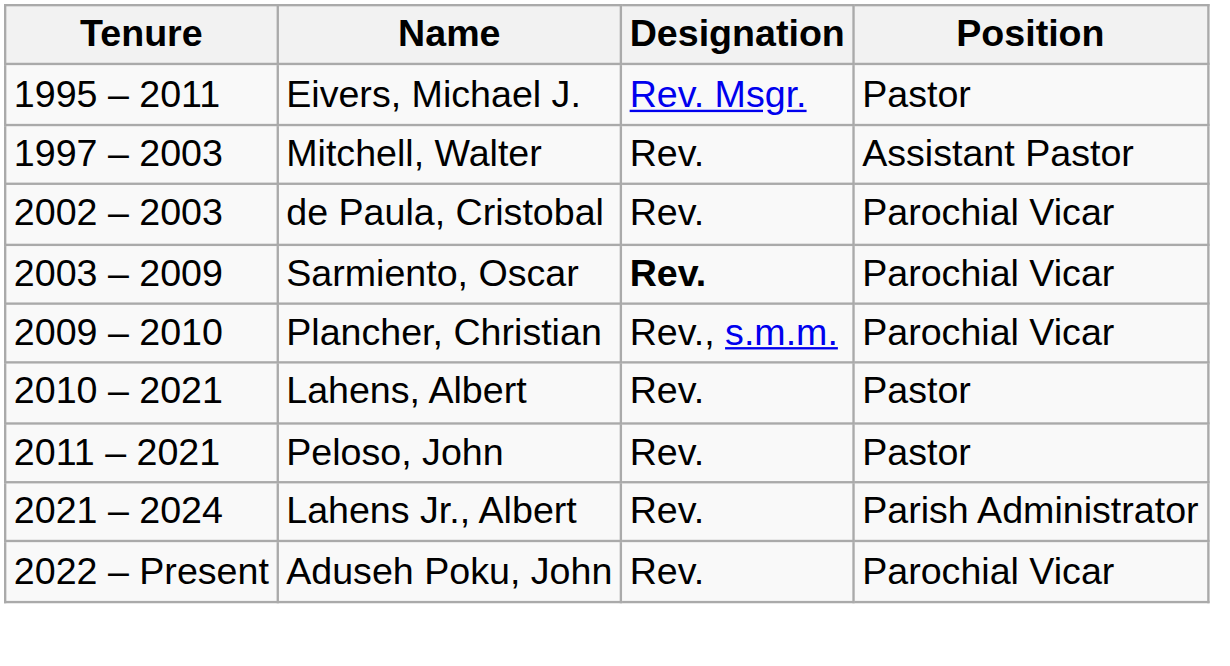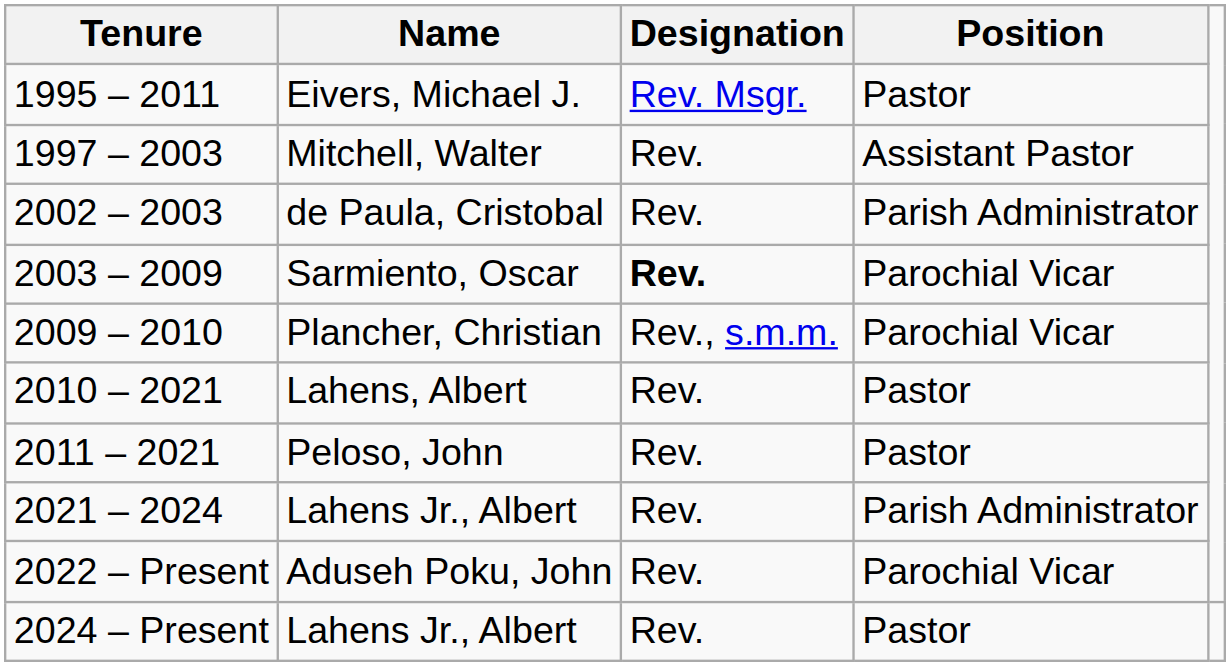(988, 213) Parochial Vicar -> (1030, 213) Parish Administrator
+ row: (141, 630)
